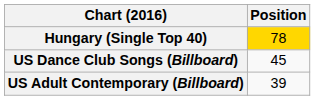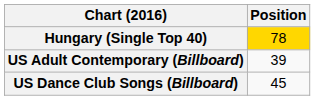rows swapped: (126, 83) <-> (126, 60)
